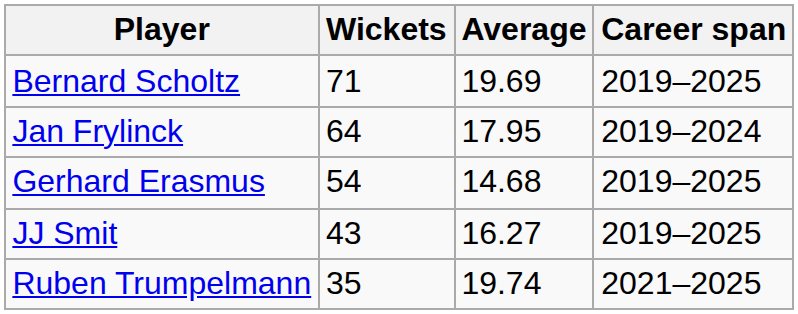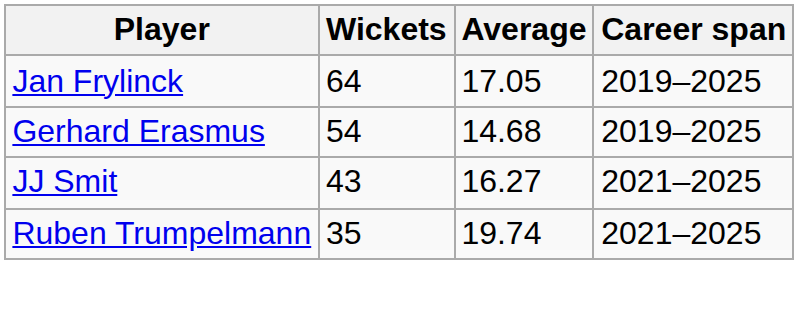- row: (126, 80)
(501, 131) 17.95 -> (501, 80) 17.05
(681, 131) 2019–2024 -> (681, 80) 2019–2025
(681, 232) 2019–2025 -> (681, 182) 2021–2025
